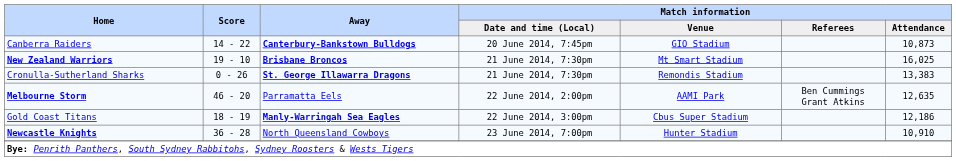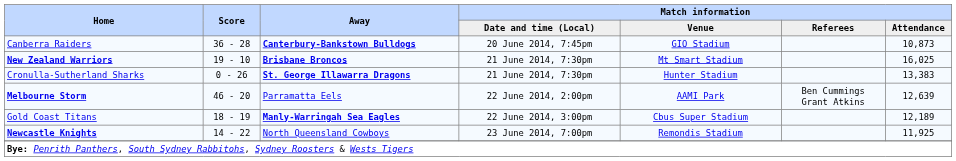(232, 44) 14 - 22 -> (232, 44) 36 - 28
(701, 75) Remondis Stadium -> (701, 75) Hunter Stadium
(918, 96) 12,635 -> (918, 96) 12,639
(918, 117) 12,186 -> (918, 117) 12,189
(232, 133) 36 - 28 -> (232, 133) 14 - 22
(701, 133) Hunter Stadium -> (701, 133) Remondis Stadium
(918, 133) 10,910 -> (918, 133) 11,925
